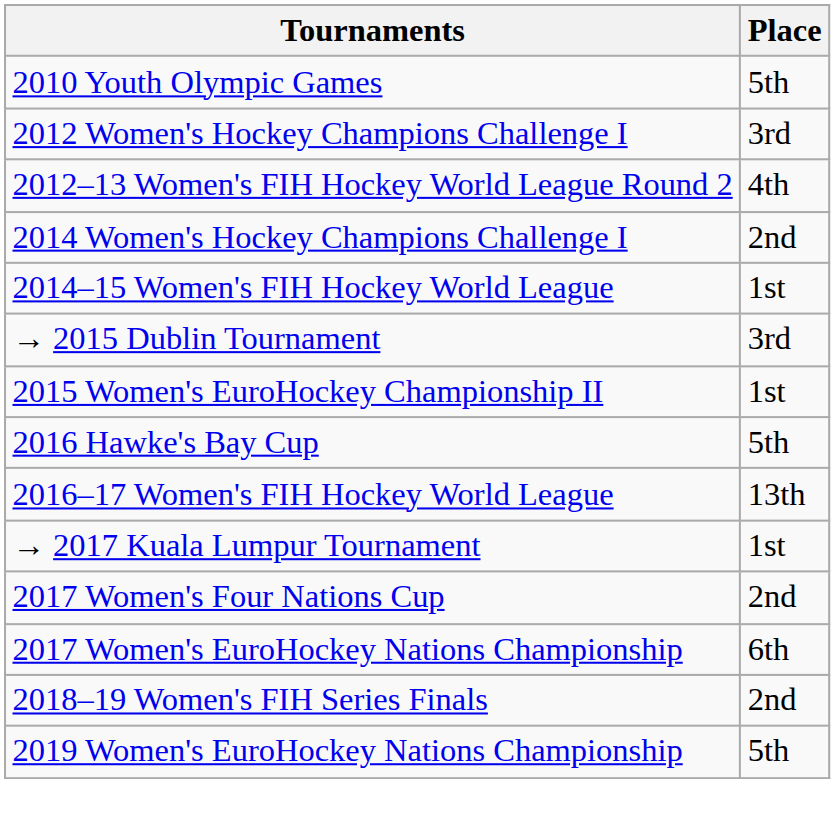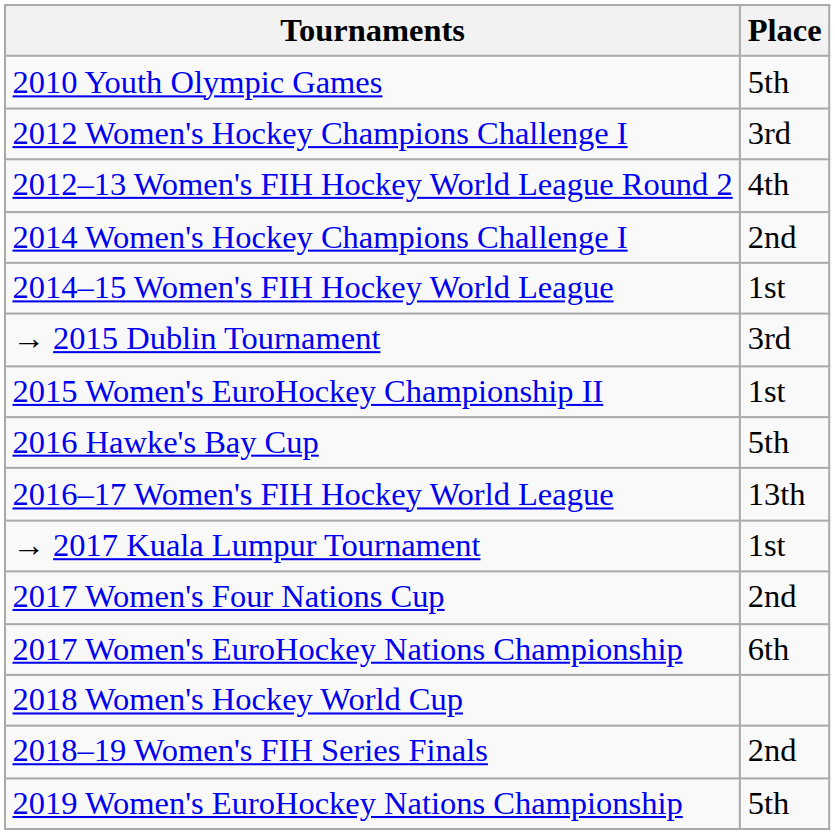+ row: (238, 699)
